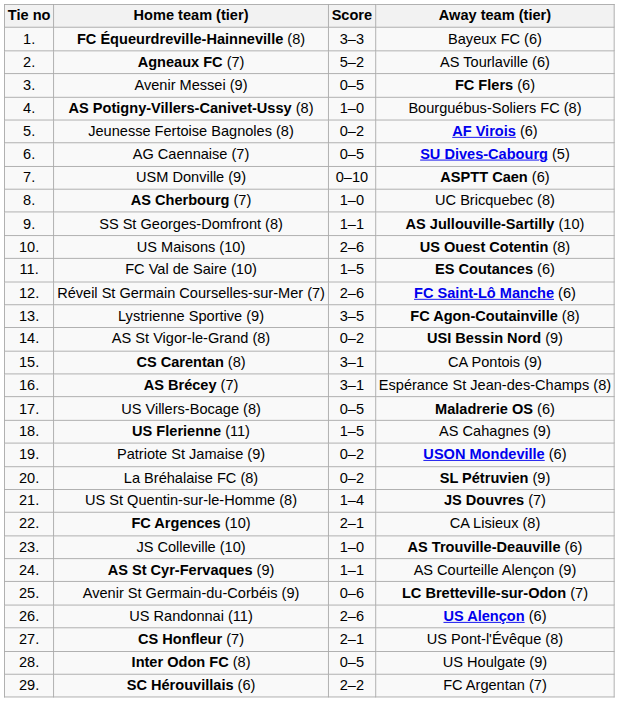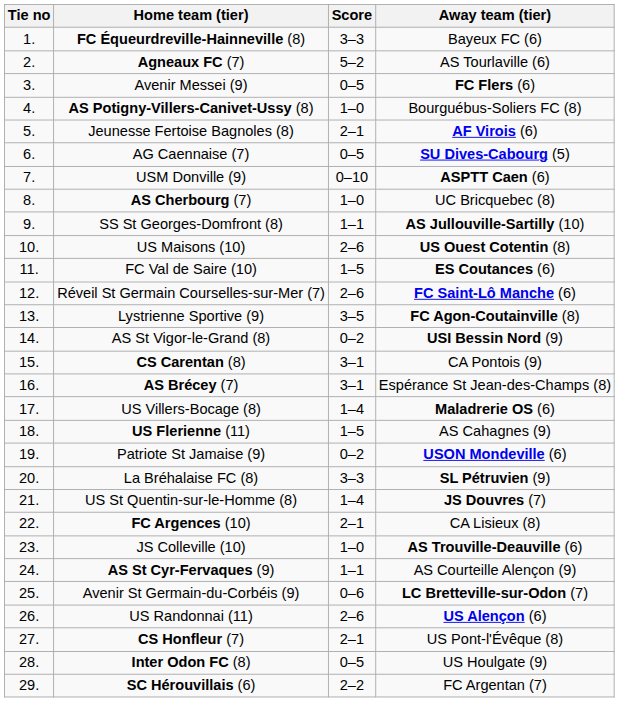(352, 131) 0–2 -> (352, 131) 2–1
(352, 408) 0–5 -> (352, 408) 1–4
(352, 477) 0–2 -> (352, 477) 3–3
